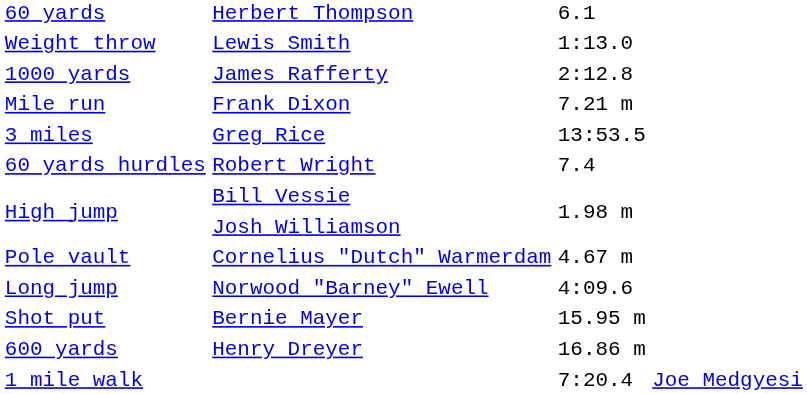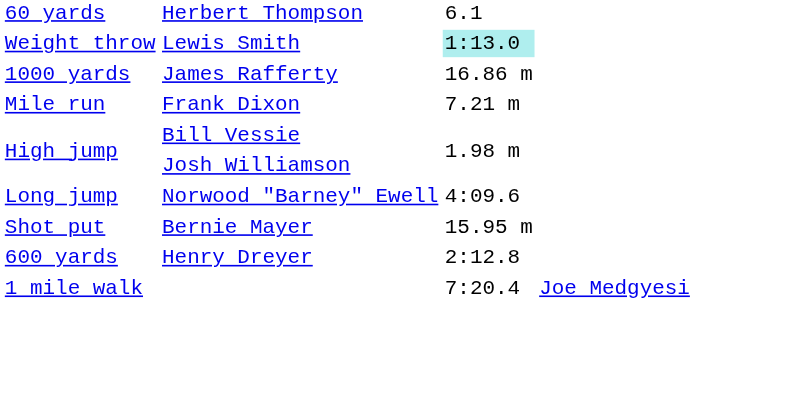(595, 43) no background -> (482, 43) paleturquoise background
(595, 74) 2:12.8 -> (489, 74) 16.86 m
- row: (269, 135)
- row: (294, 166)
- row: (382, 258)
(602, 349) 16.86 m -> (482, 258) 2:12.8
